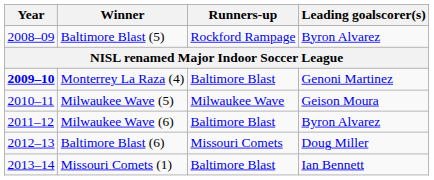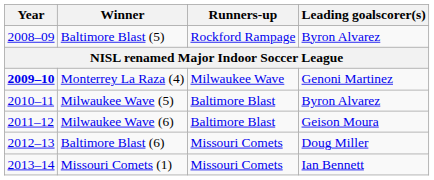(233, 79) Baltimore Blast -> (237, 79) Milwaukee Wave
(237, 100) Milwaukee Wave -> (233, 100) Baltimore Blast
(340, 100) Geison Moura -> (341, 100) Byron Alvarez
(341, 121) Byron Alvarez -> (340, 121) Geison Moura
(233, 164) Baltimore Blast -> (237, 164) Missouri Comets
